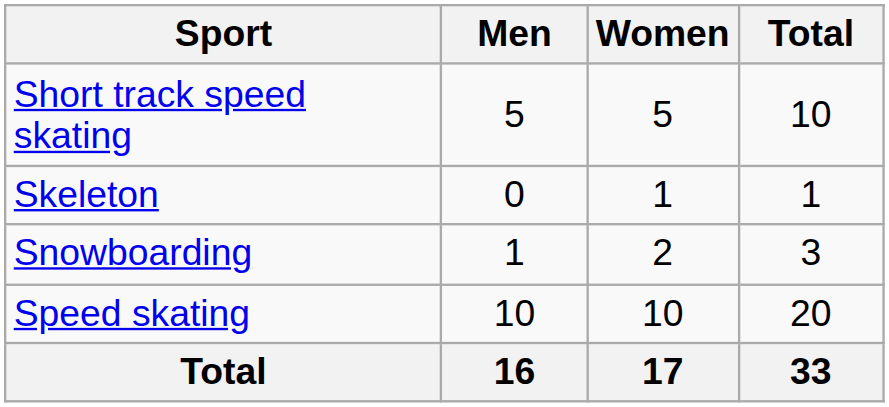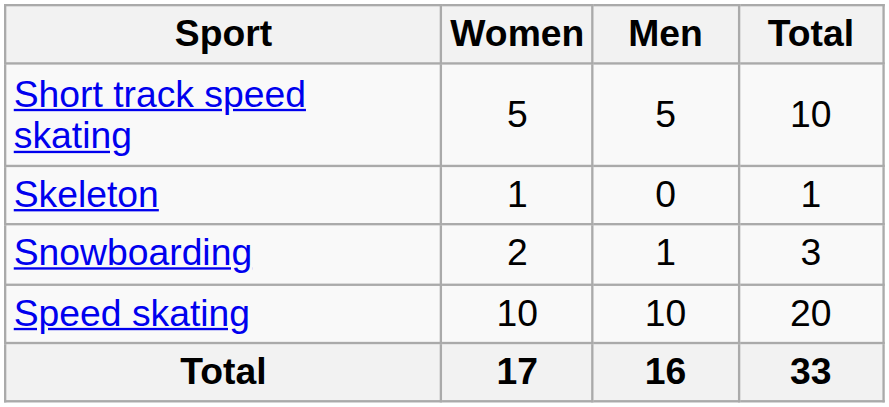columns swapped: (514, 34) <-> (663, 34)
